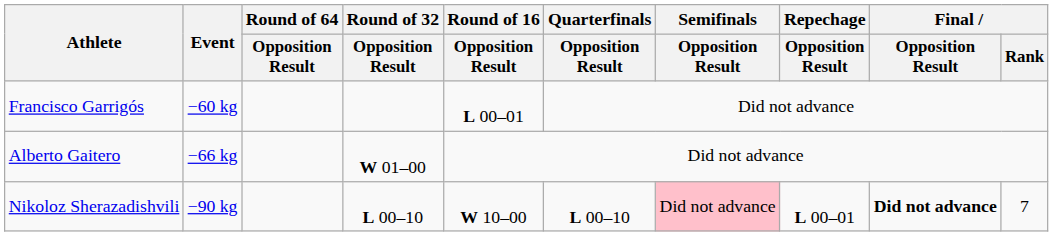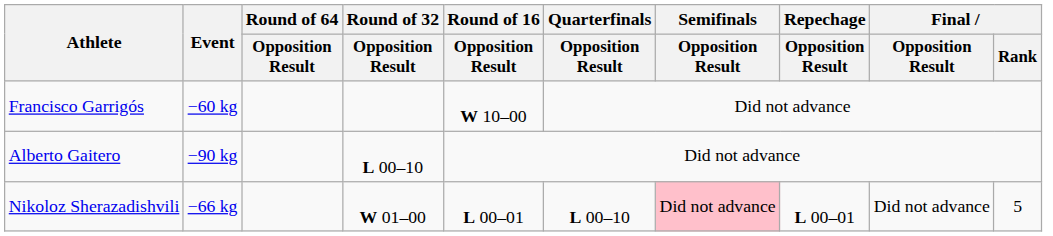(494, 116) L 00–01 -> (494, 116) W 10–00
(213, 156) −66 kg -> (213, 156) −90 kg
(393, 167) W 01–00 -> (393, 167) L 00–10
(213, 206) −90 kg -> (213, 206) −66 kg
(393, 217) L 00–10 -> (393, 217) W 01–00
(494, 217) W 10–00 -> (494, 217) L 00–01
(935, 206) bold -> (932, 206) normal
(1025, 206) 7 -> (1018, 206) 5
